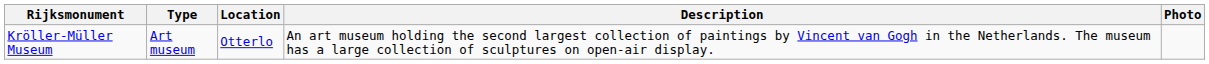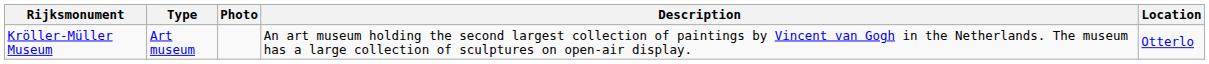columns swapped: (250, 15) <-> (1183, 15)
